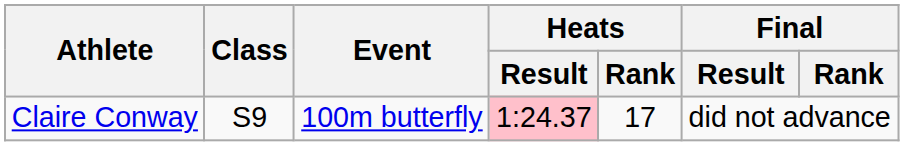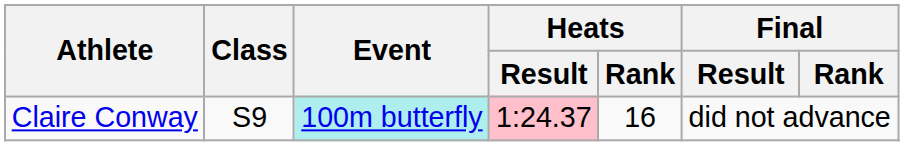(392, 119) no background -> (392, 119) paleturquoise background
(640, 119) 17 -> (640, 119) 16
